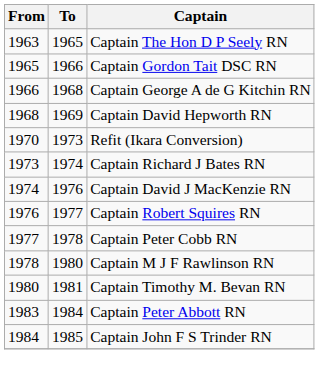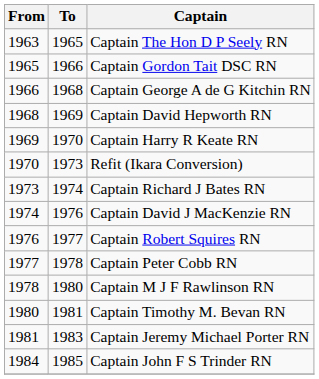+ row: (174, 139)
+ row: (200, 336)
- row: (168, 312)
